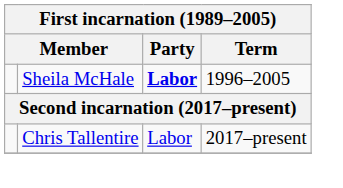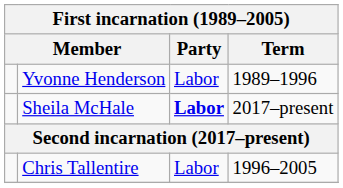+ row: (94, 78)
(248, 78) 1996–2005 -> (283, 108) 2017–present
(256, 138) 2017–present -> (275, 167) 1996–2005
